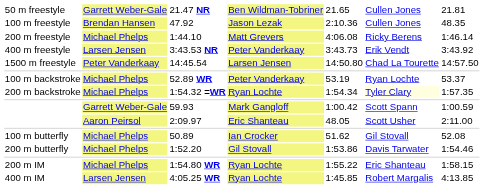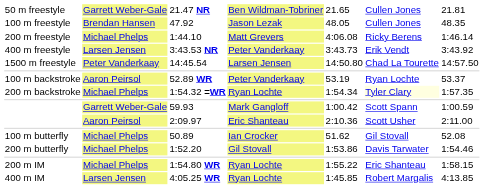(342, 23) 2:10.36 -> (338, 23) 48.05
(116, 78) Michael Phelps -> (112, 78) Aaron Peirsol
(338, 120) 48.05 -> (342, 120) 2:10.36
